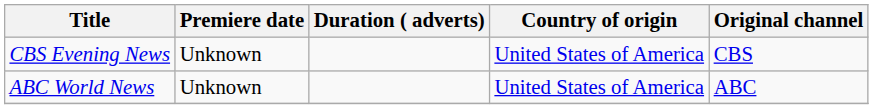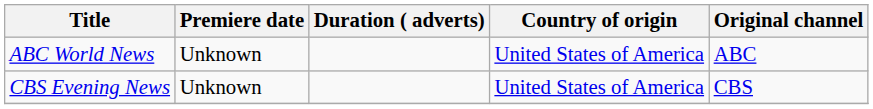rows swapped: (82, 86) <-> (90, 53)
